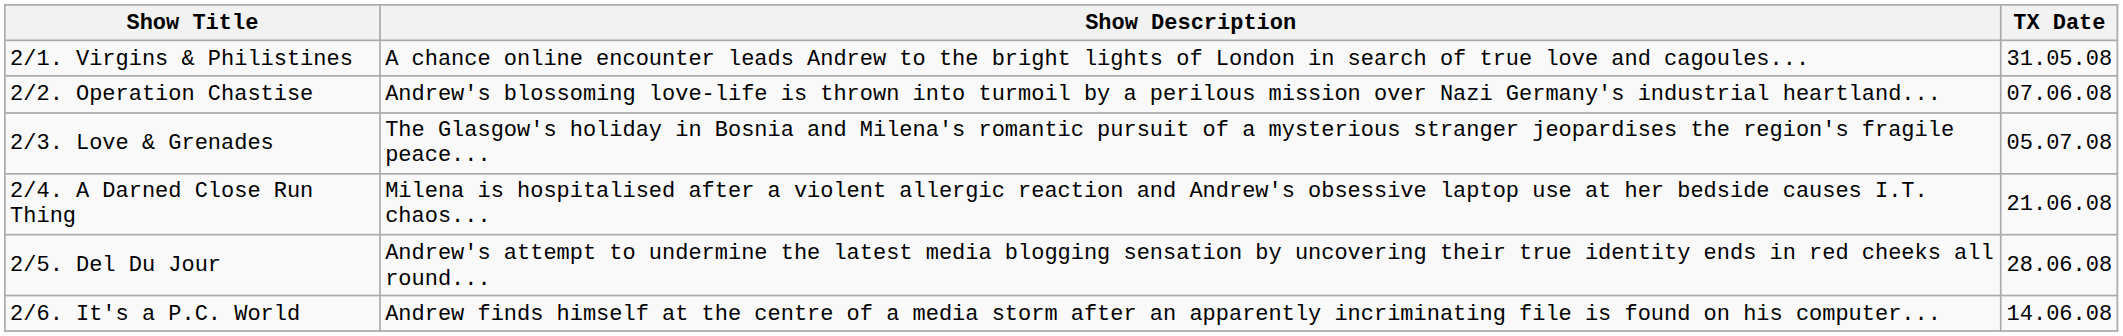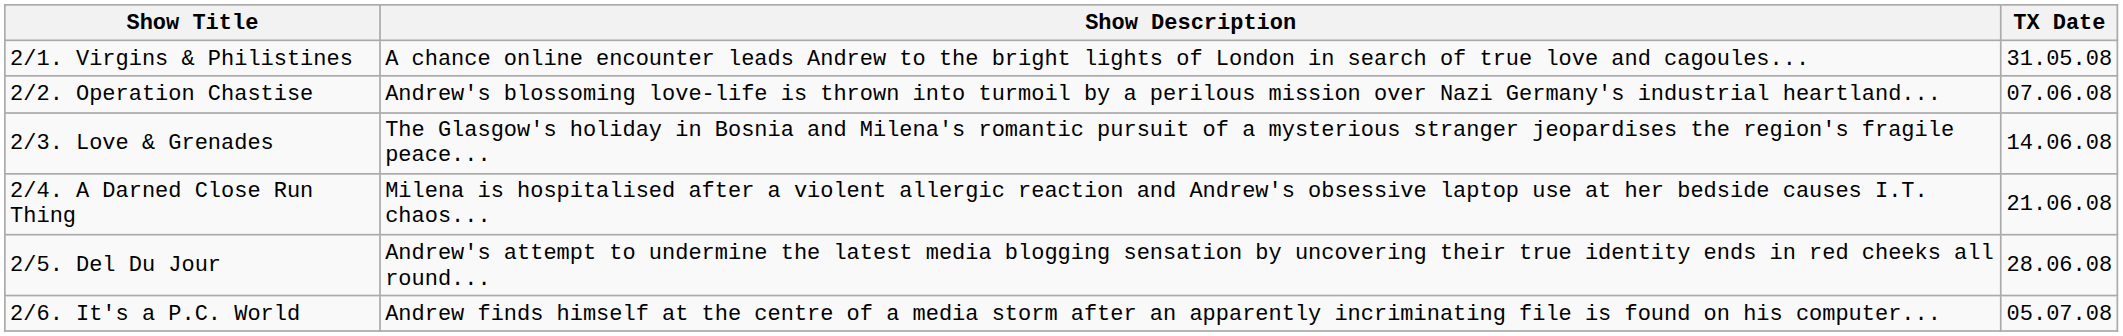(2059, 143) 05.07.08 -> (2059, 143) 14.06.08
(2059, 314) 14.06.08 -> (2059, 314) 05.07.08
